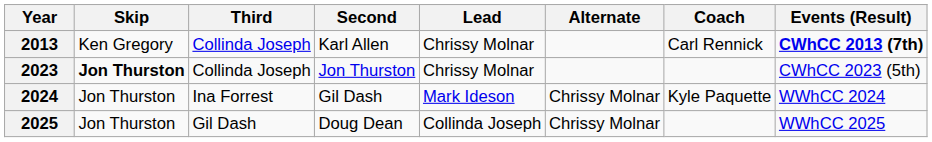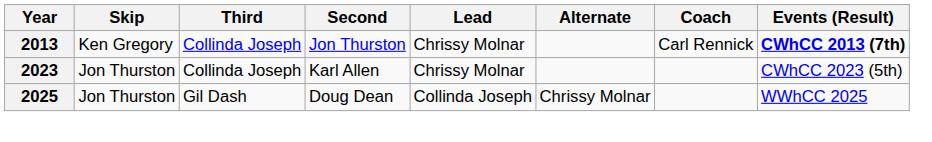(354, 44) Karl Allen -> (357, 44) Jon Thurston
(132, 70) bold -> (127, 70) normal
(367, 70) Jon Thurston -> (344, 70) Karl Allen
- row: (40, 96)
